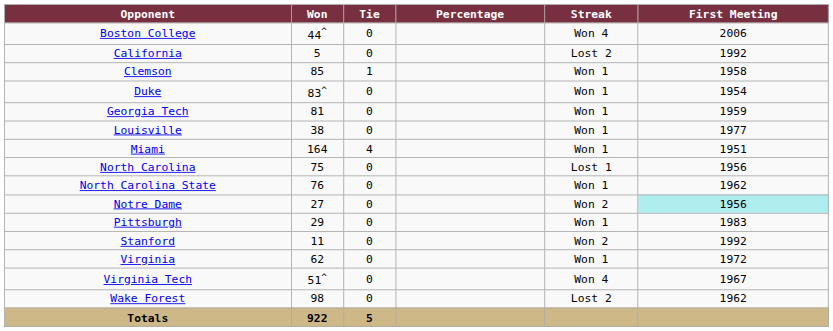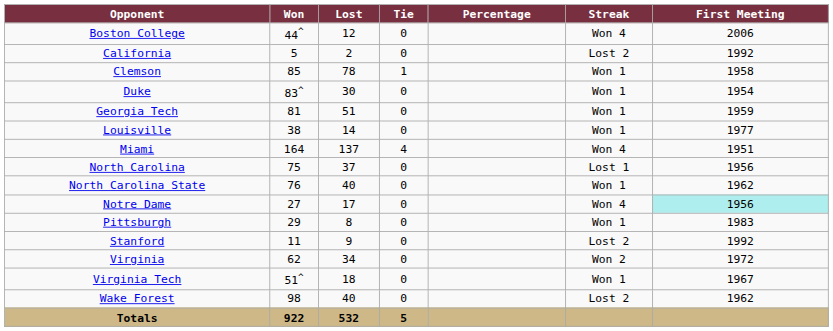+ column: (349, 14)
(591, 148) Won 1 -> (609, 148) Won 4
(591, 204) Won 2 -> (609, 204) Won 4
(591, 241) Won 2 -> (609, 241) Lost 2
(591, 259) Won 1 -> (609, 259) Won 2
(591, 279) Won 4 -> (609, 279) Won 1
